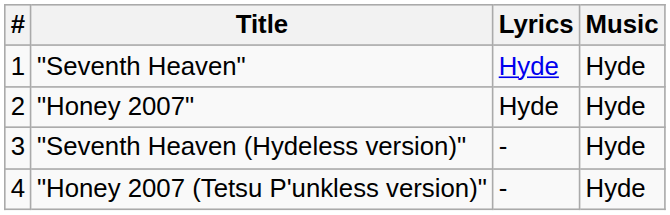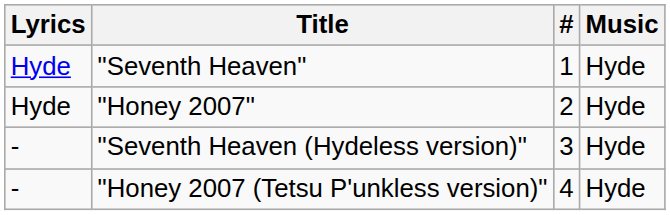columns swapped: (18, 24) <-> (536, 24)
